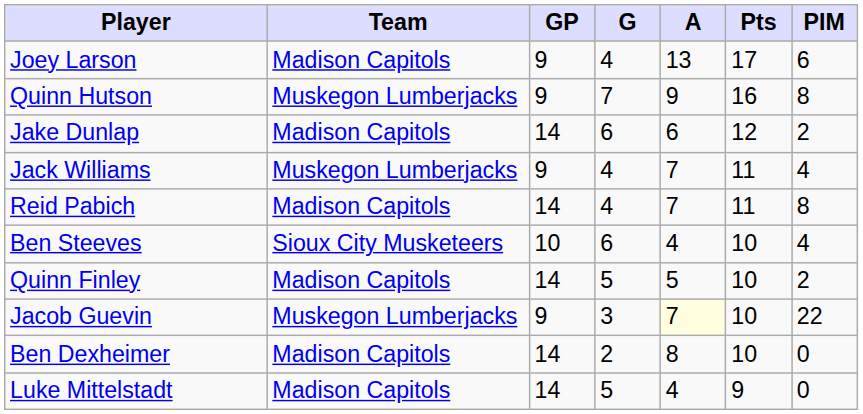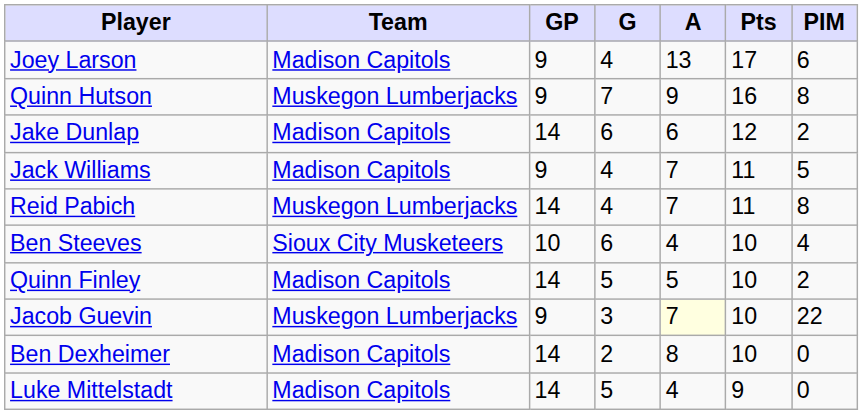(395, 170) Muskegon Lumberjacks -> (361, 170) Madison Capitols
(803, 170) 4 -> (803, 170) 5
(361, 206) Madison Capitols -> (395, 206) Muskegon Lumberjacks
